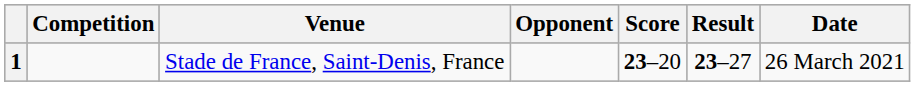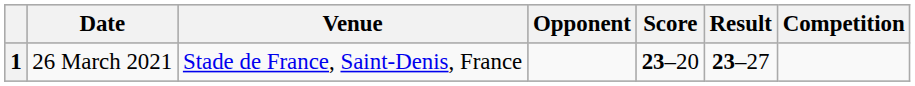columns swapped: (835, 23) <-> (93, 23)
